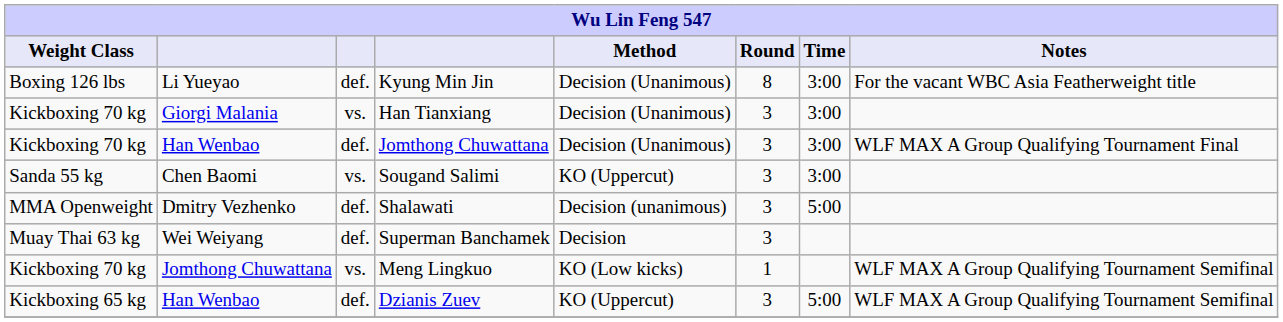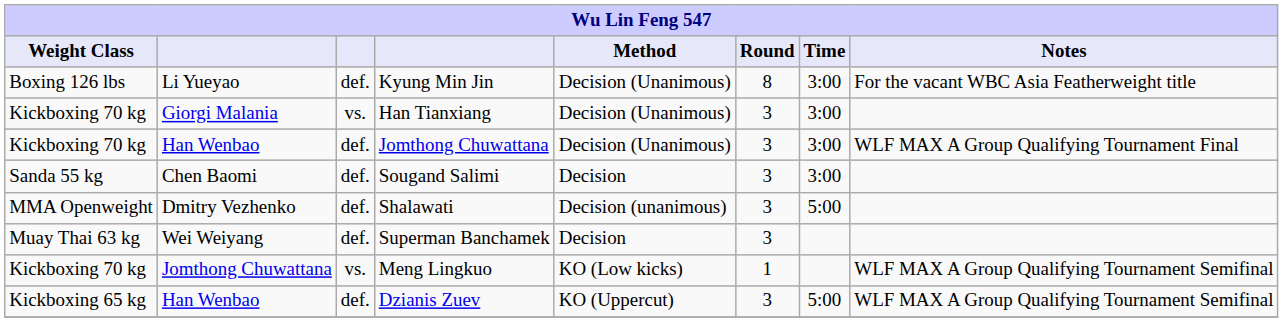(355, 176) vs. -> (355, 176) def.
(616, 176) KO (Uppercut) -> (592, 176) Decision
